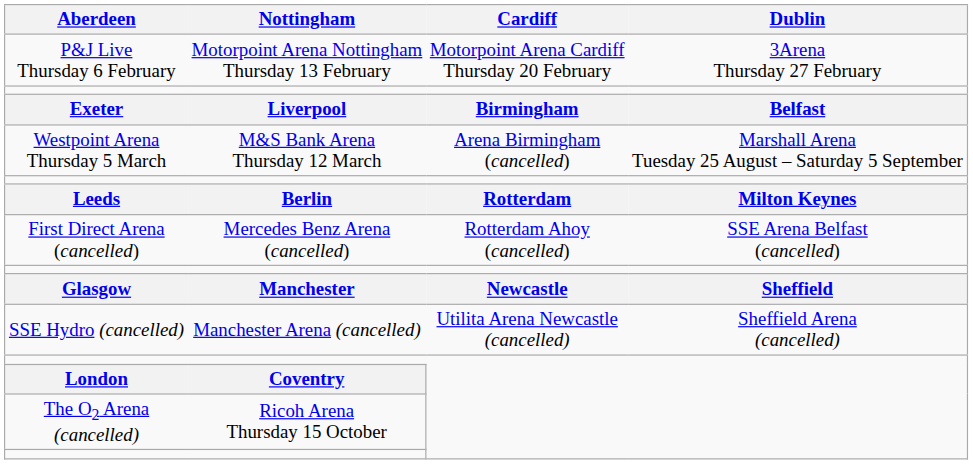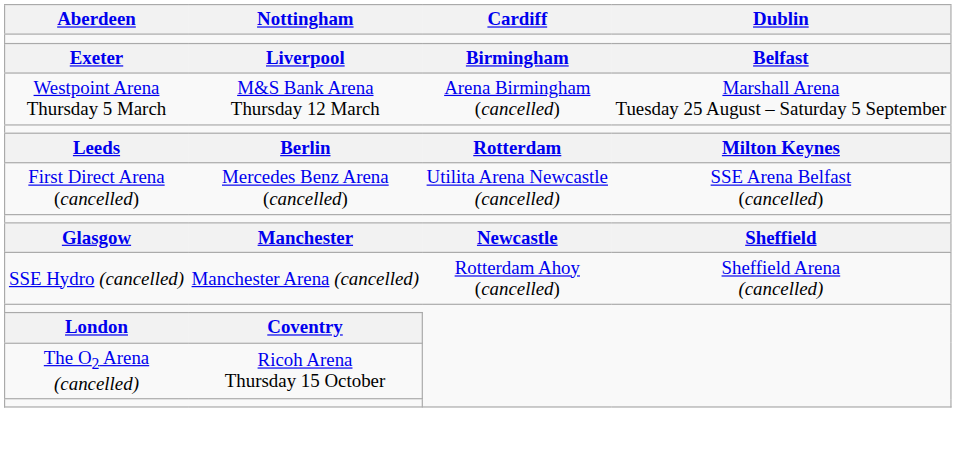- row: (97, 60)
(527, 239) Rotterdam Ahoy (cancelled) -> (517, 188) Utilita Arena Newcastle (cancelled)
(527, 329) Utilita Arena Newcastle (cancelled) -> (517, 278) Rotterdam Ahoy (cancelled)
